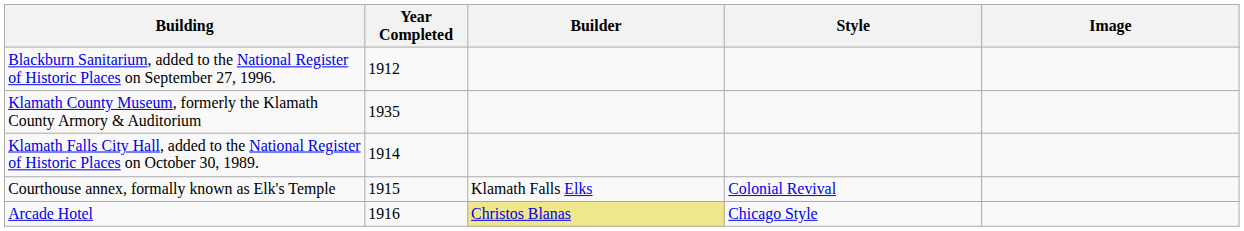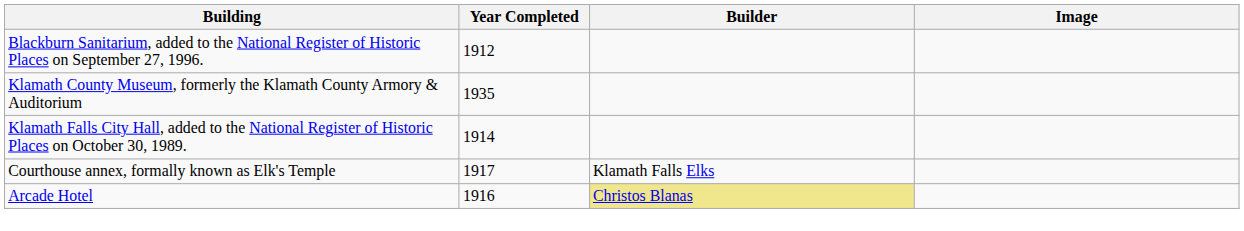- column: (853, 25)
(384, 188) 1915 -> (479, 171) 1917
